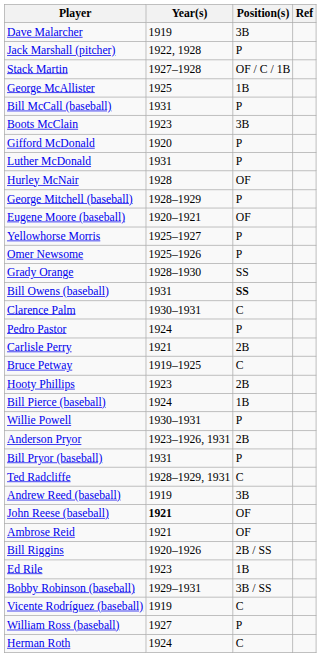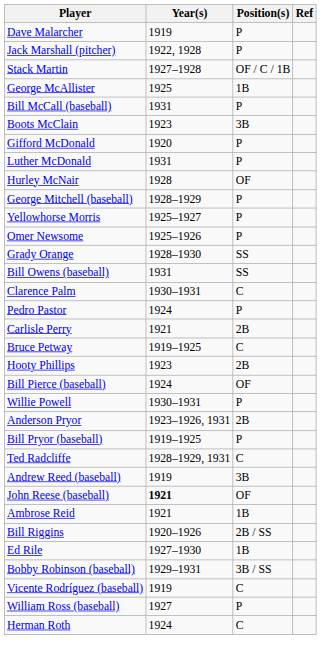(243, 32) 3B -> (239, 32) P
- row: (66, 217)
(242, 291) bold -> (242, 273) normal
(243, 402) 1B -> (243, 384) OF
(160, 458) 1931 -> (175, 439) 1919–1925
(243, 532) OF -> (243, 513) 1B
(160, 569) 1923 -> (175, 550) 1927–1930
